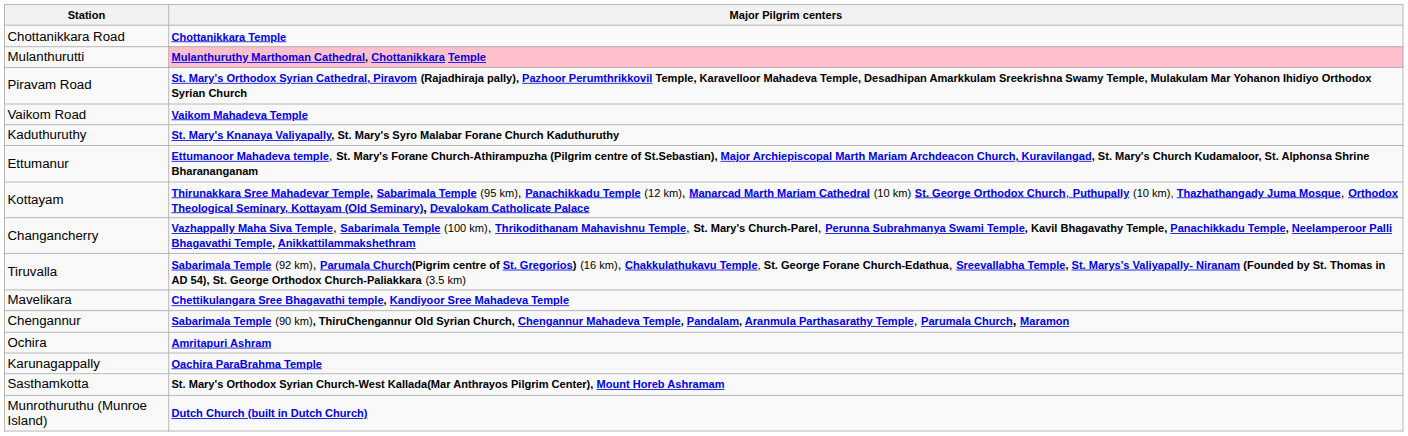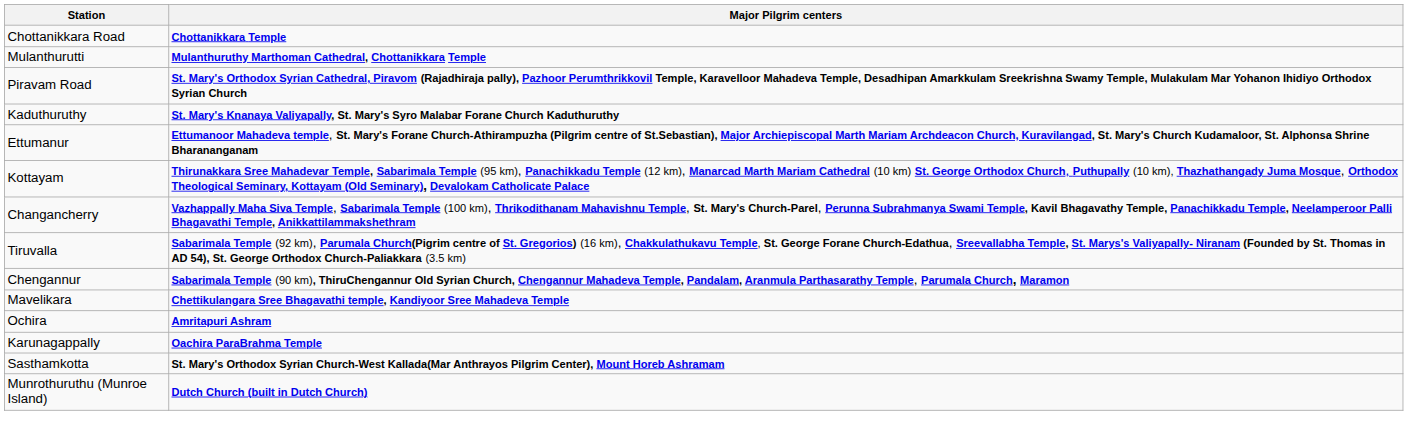(329, 57) pink background -> (329, 57) no background
- row: (47, 114)
rows swapped: (44, 321) <-> (40, 300)
